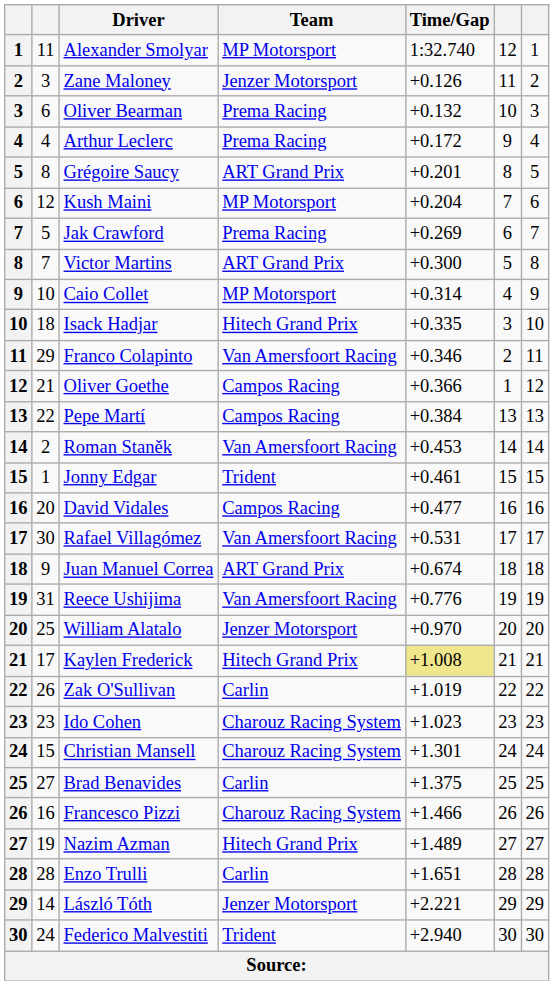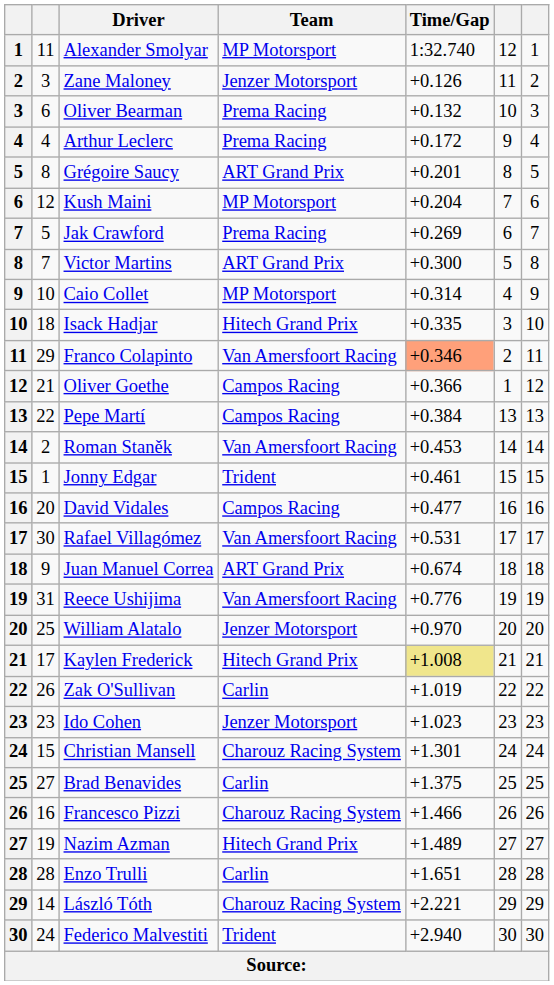(436, 355) no background -> (436, 355) lightsalmon background
(312, 721) Charouz Racing System -> (290, 721) Jenzer Motorsport
(290, 904) Jenzer Motorsport -> (312, 904) Charouz Racing System
